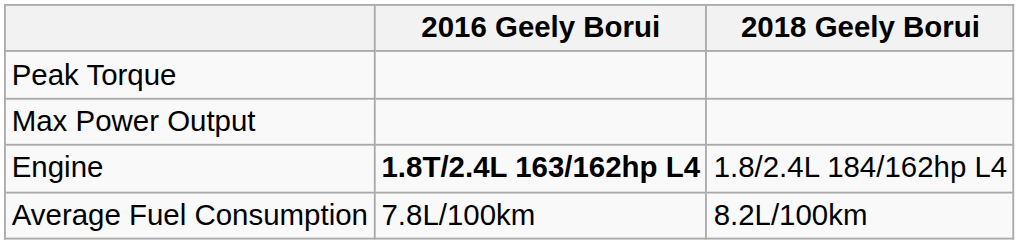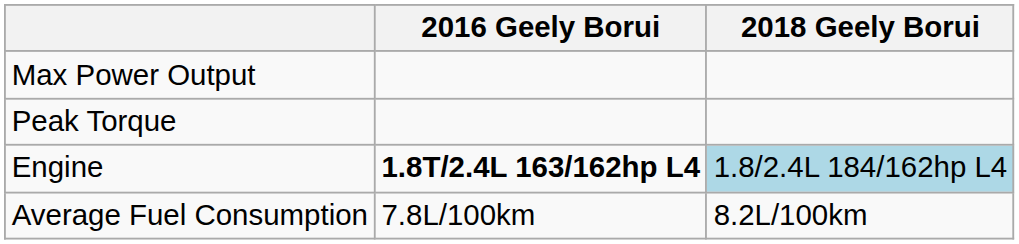rows swapped: (134, 121) <-> (94, 74)
(860, 167) no background -> (860, 167) lightblue background
